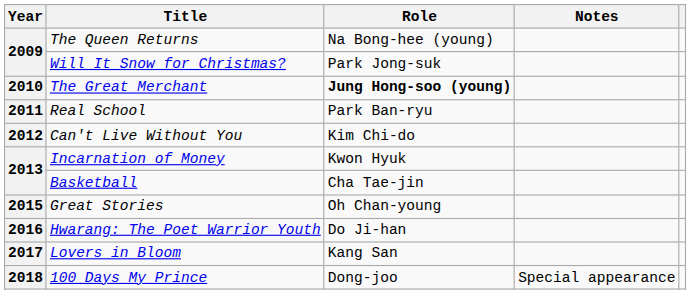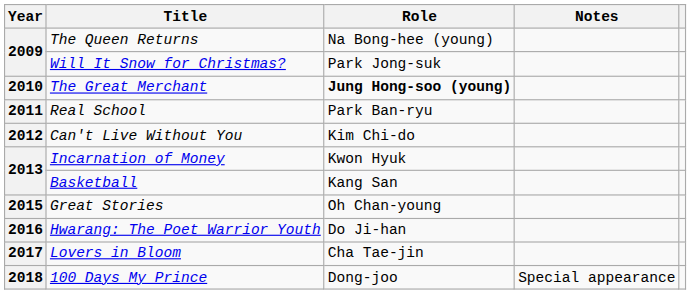(376, 183) Cha Tae-jin -> (363, 183) Kang San
(363, 254) Kang San -> (376, 254) Cha Tae-jin
